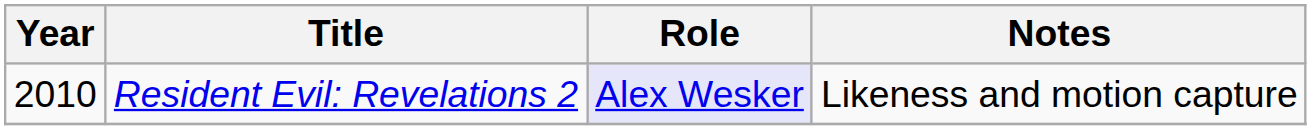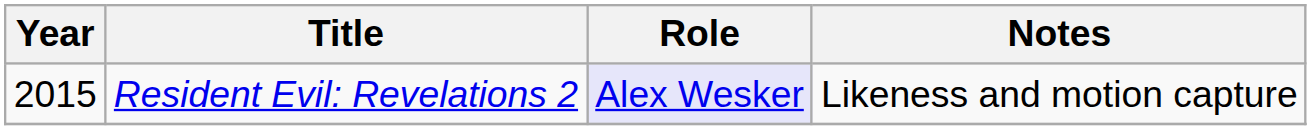(55, 93) 2010 -> (55, 93) 2015
